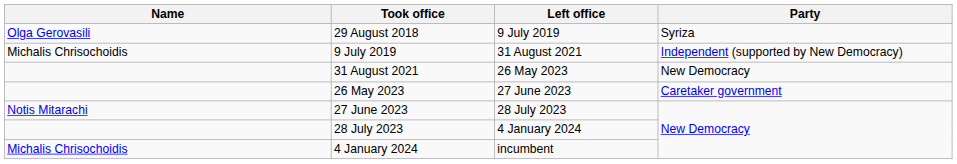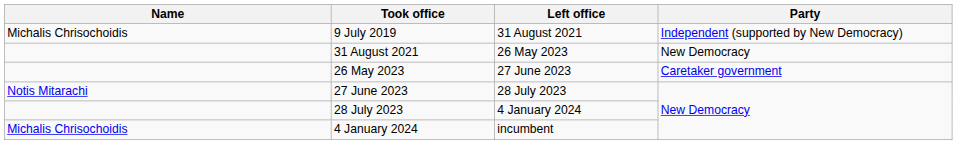- row: (376, 33)
